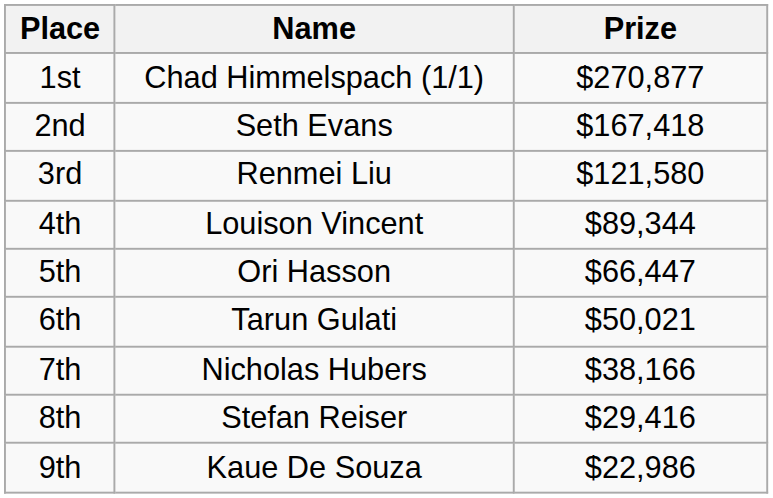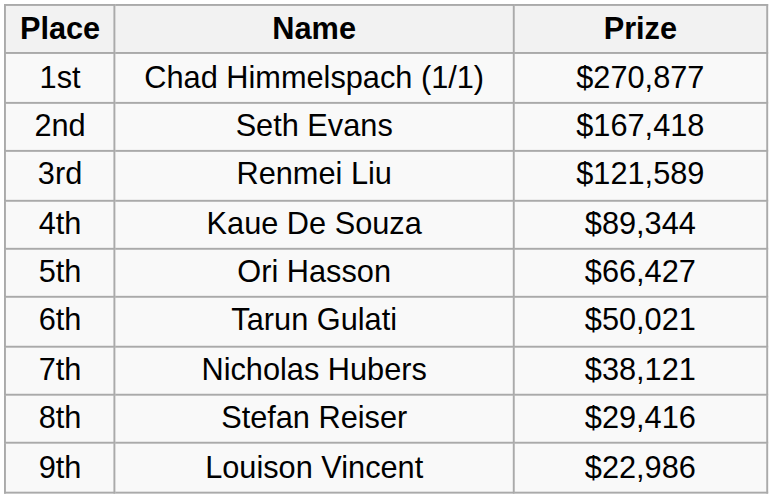(640, 175) $121,580 -> (640, 175) $121,589
(314, 223) Louison Vincent -> (314, 223) Kaue De Souza
(640, 272) $66,447 -> (640, 272) $66,427
(640, 369) $38,166 -> (640, 369) $38,121
(314, 467) Kaue De Souza -> (314, 467) Louison Vincent
